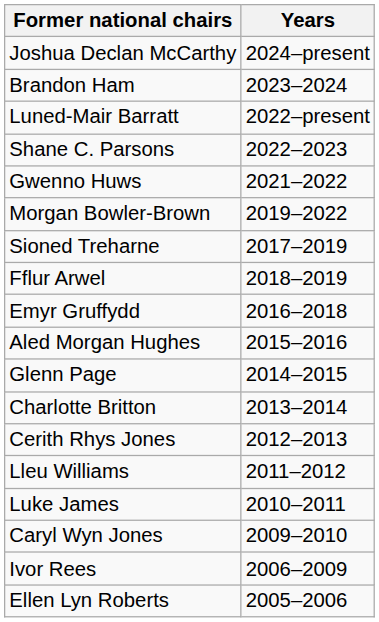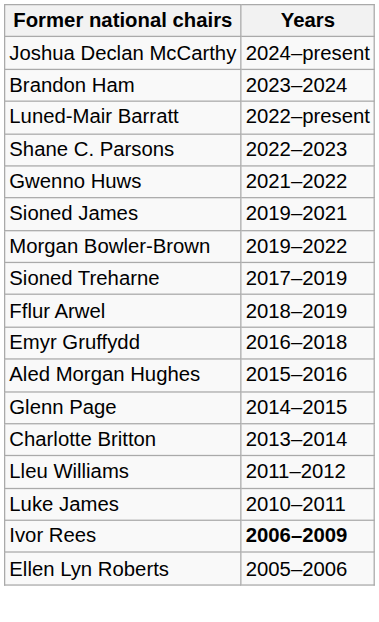+ row: (74, 213)
- row: (92, 439)
- row: (86, 536)
(297, 568) normal -> (297, 536) bold
